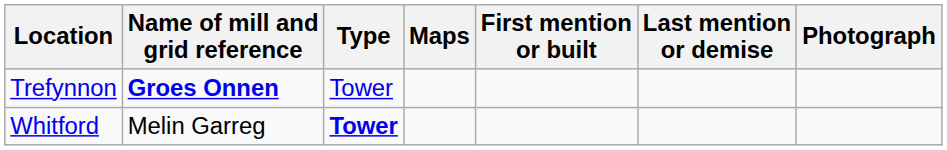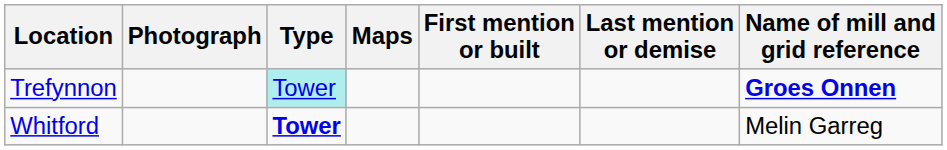columns swapped: (223, 36) <-> (869, 36)
(361, 88) no background -> (304, 88) paleturquoise background
